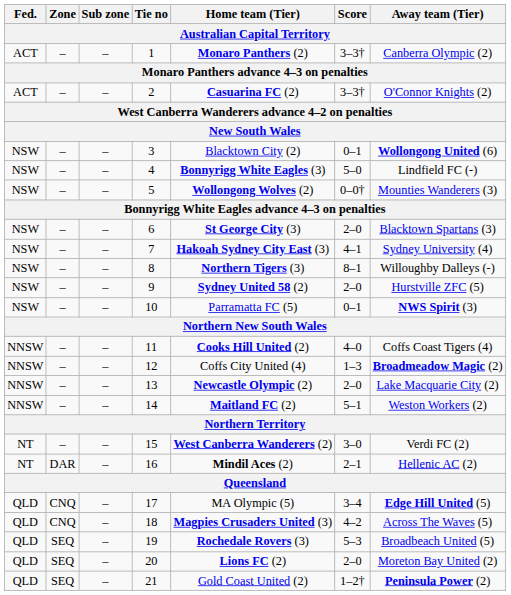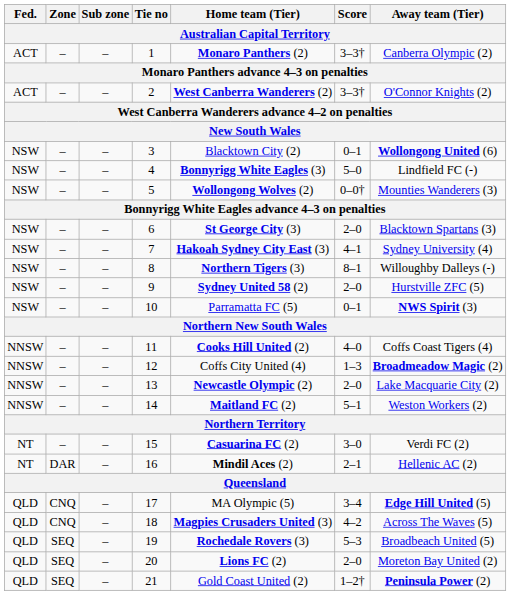(253, 92) Casuarina FC (2) -> (253, 92) West Canberra Wanderers (2)
(253, 444) West Canberra Wanderers (2) -> (253, 444) Casuarina FC (2)
